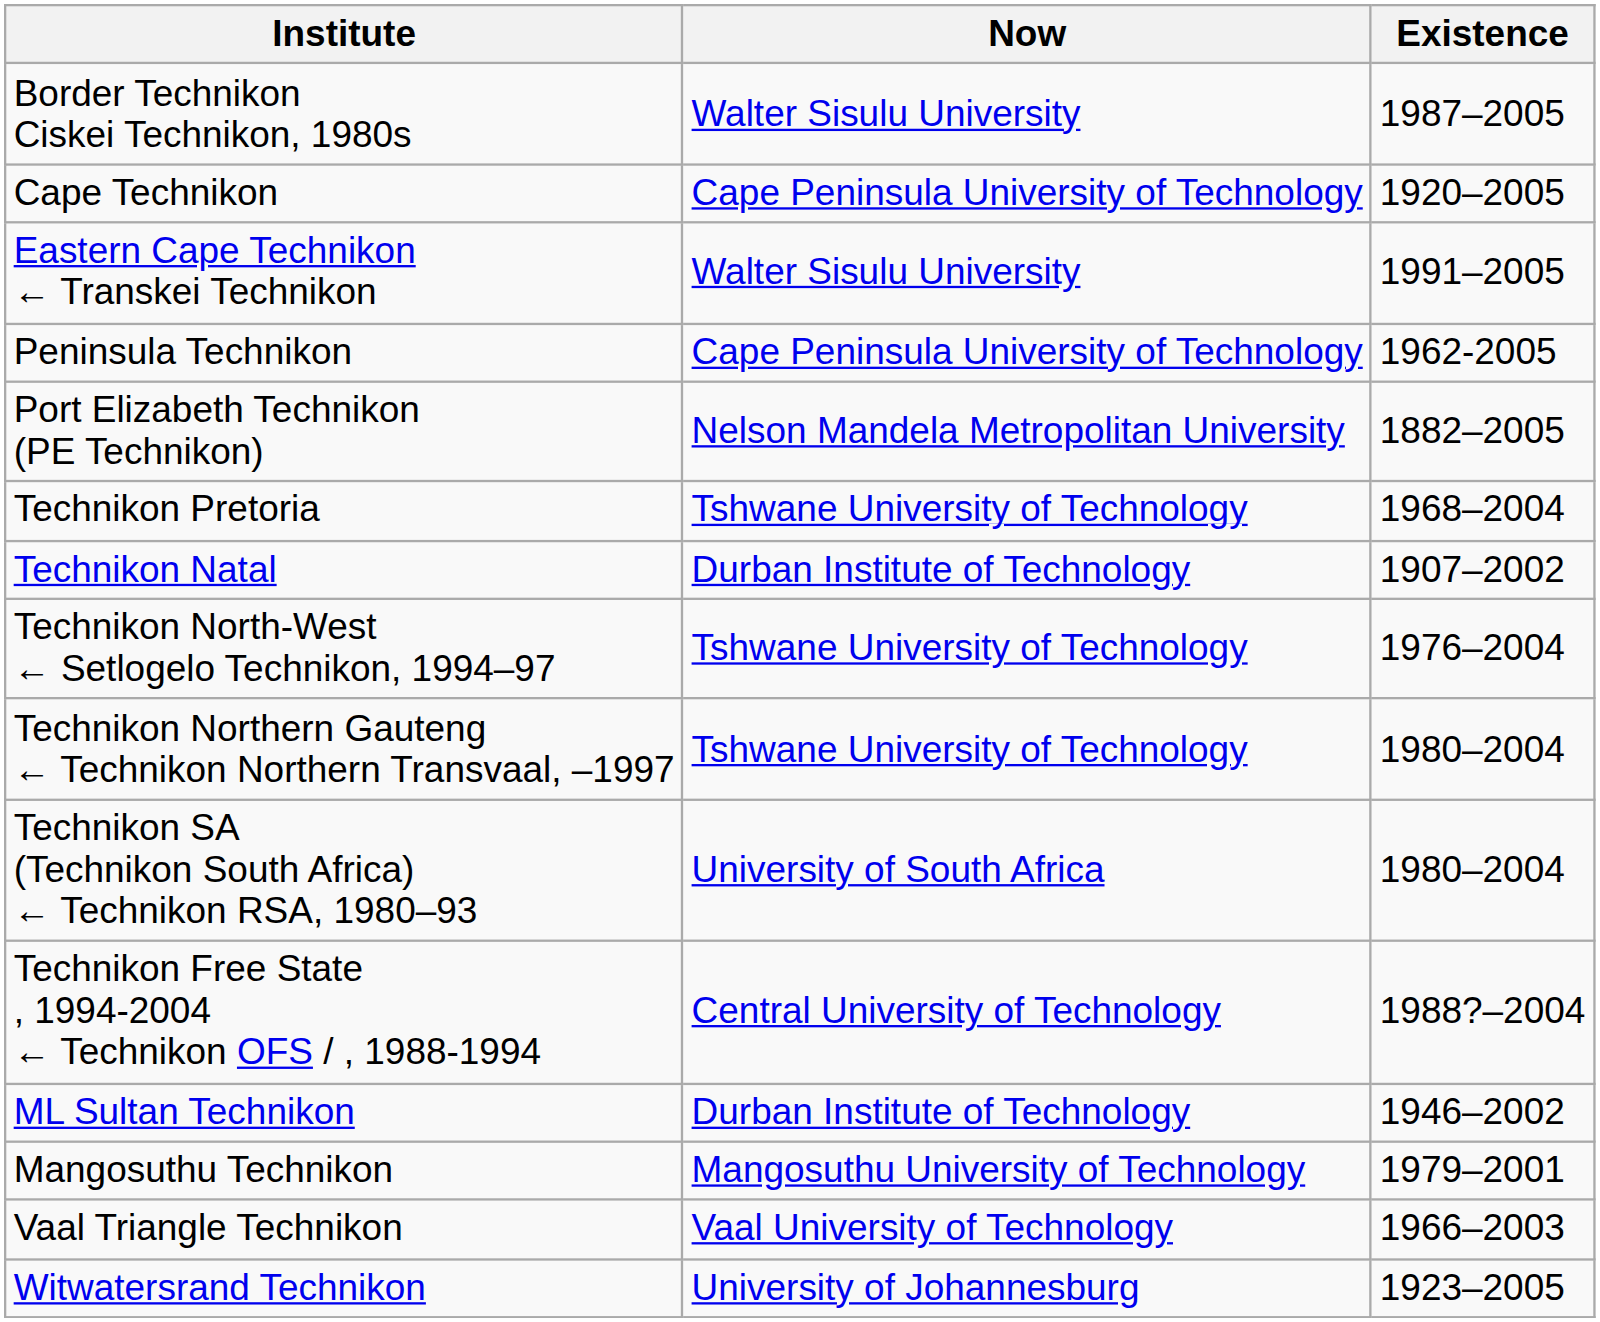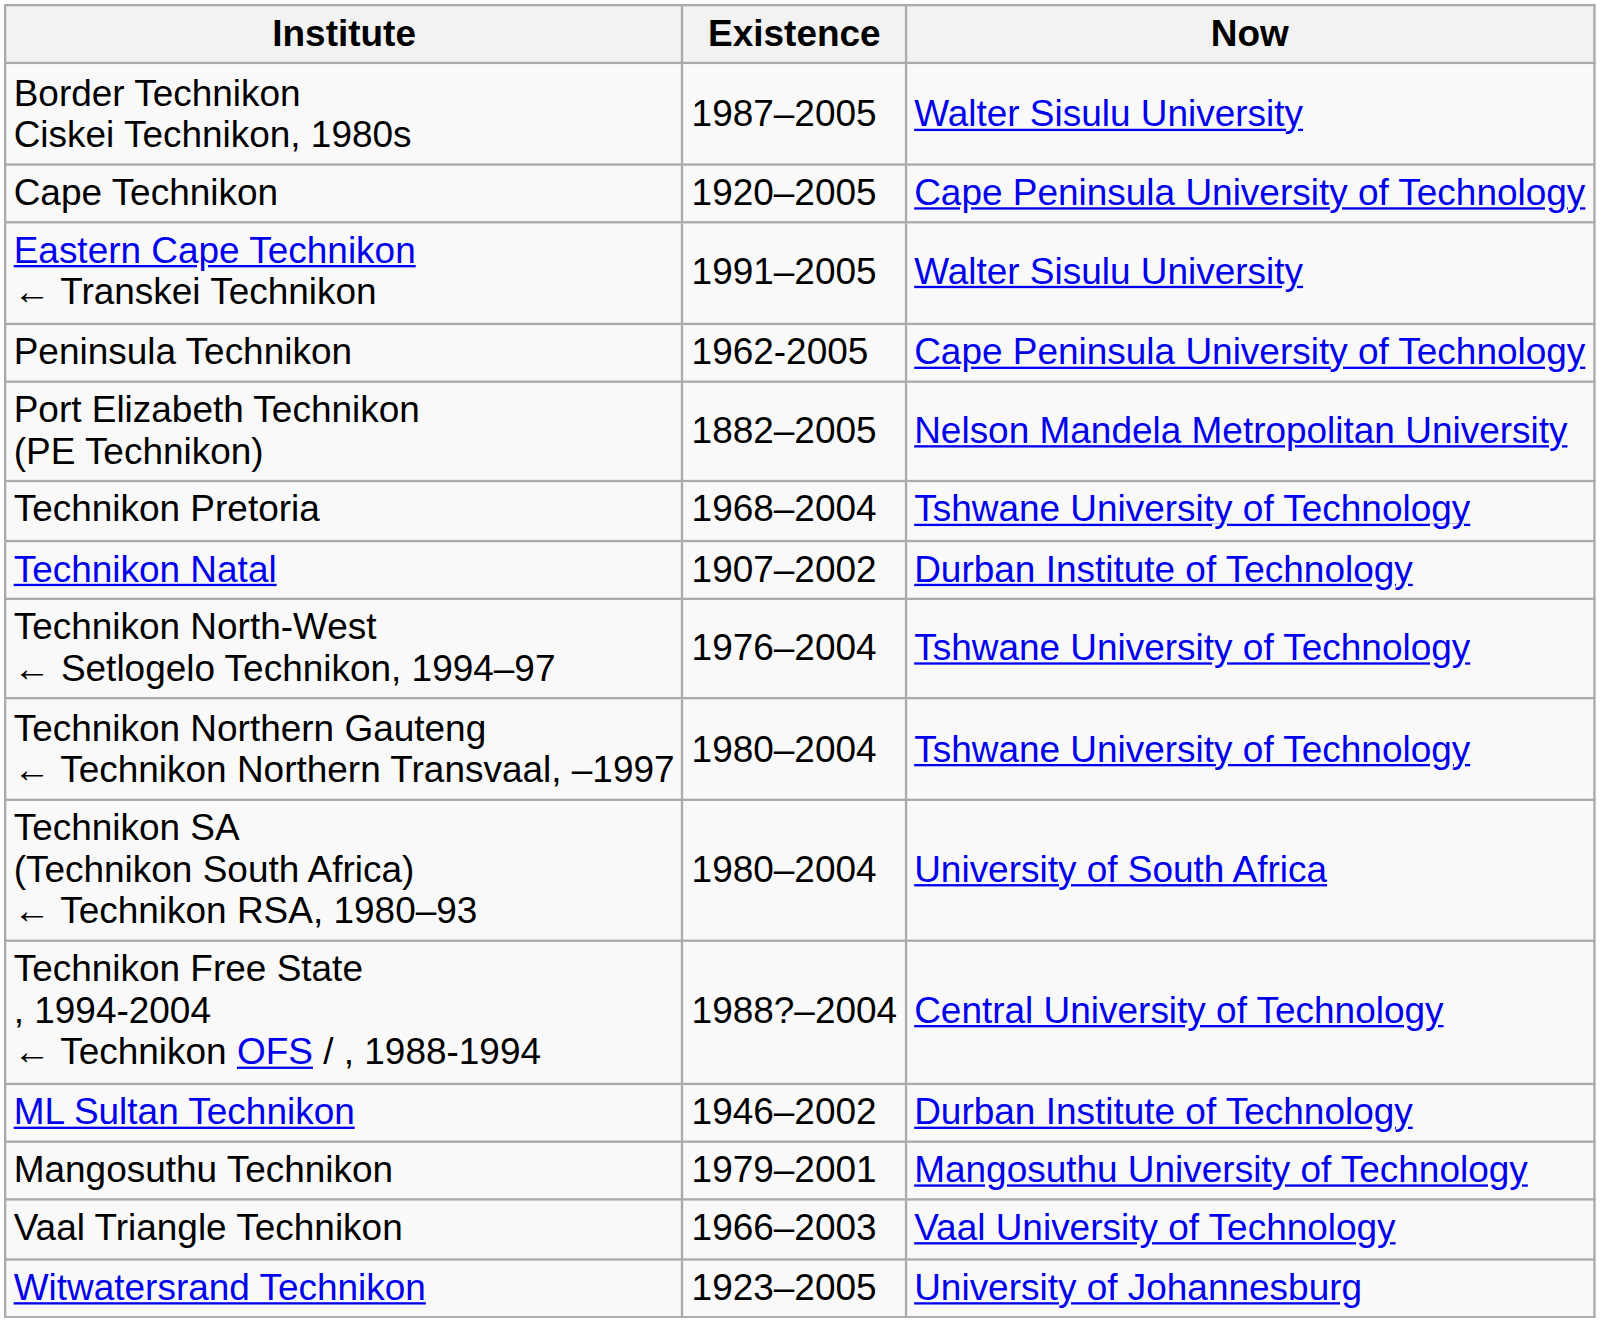columns swapped: (1483, 33) <-> (1027, 33)
